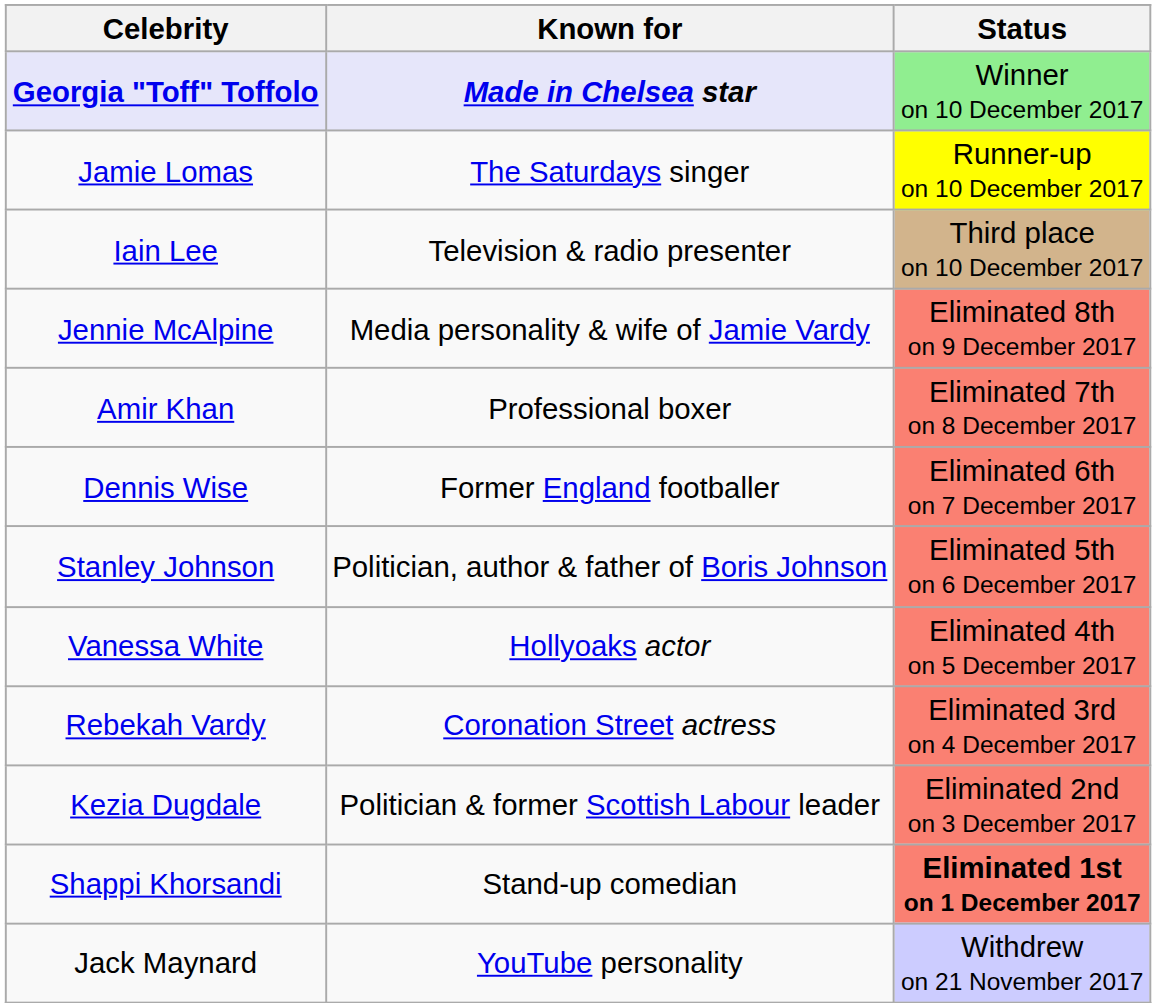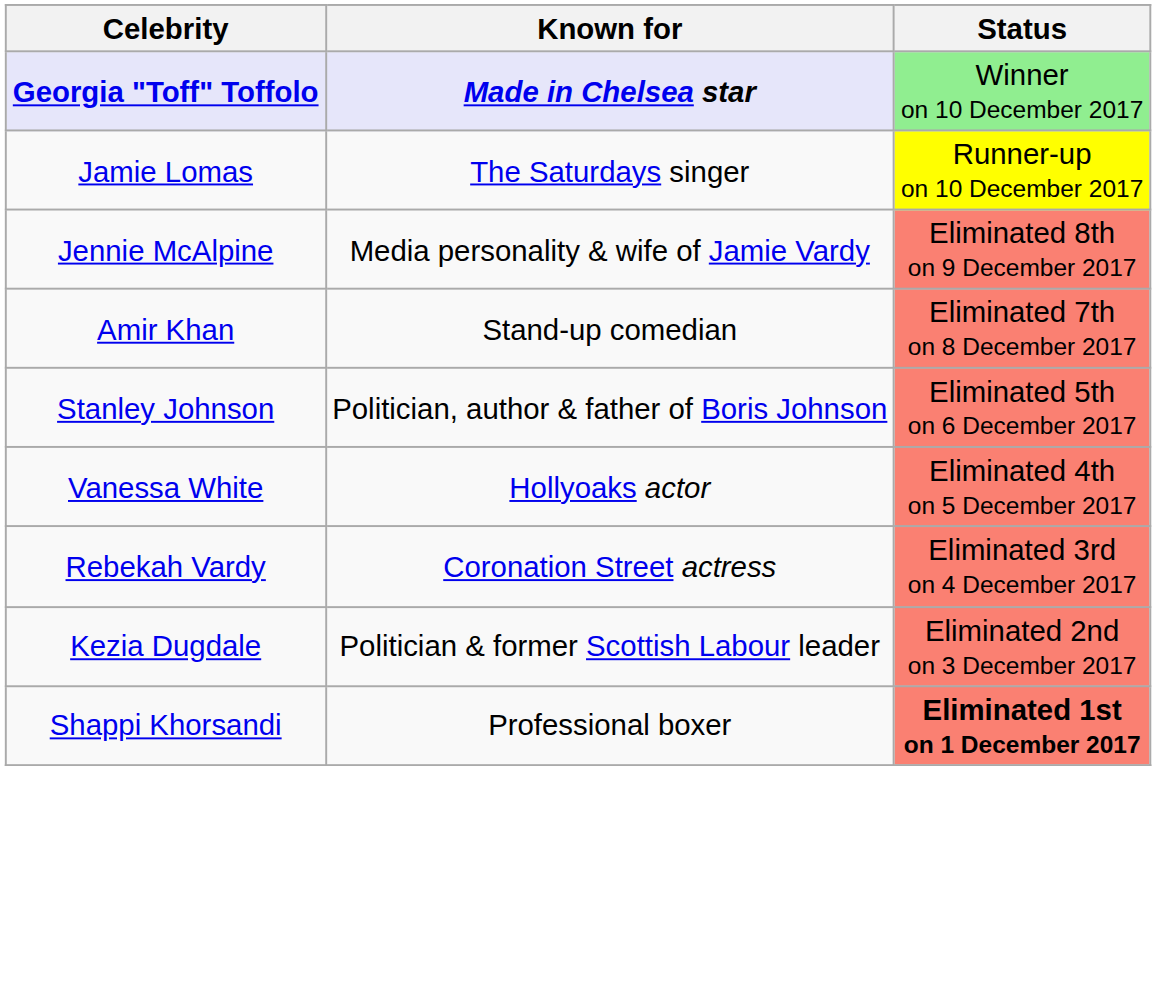- row: (166, 250)
(610, 408) Professional boxer -> (610, 329) Stand-up comedian
- row: (166, 487)
(610, 884) Stand-up comedian -> (610, 725) Professional boxer
- row: (166, 963)
